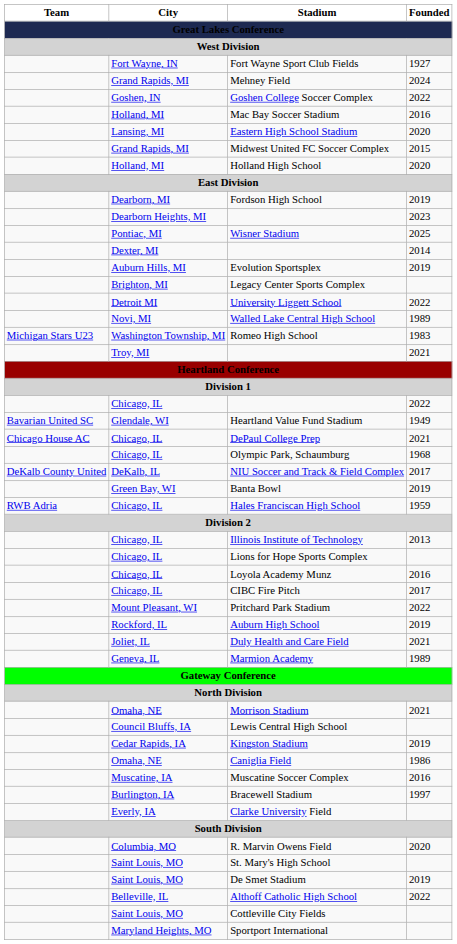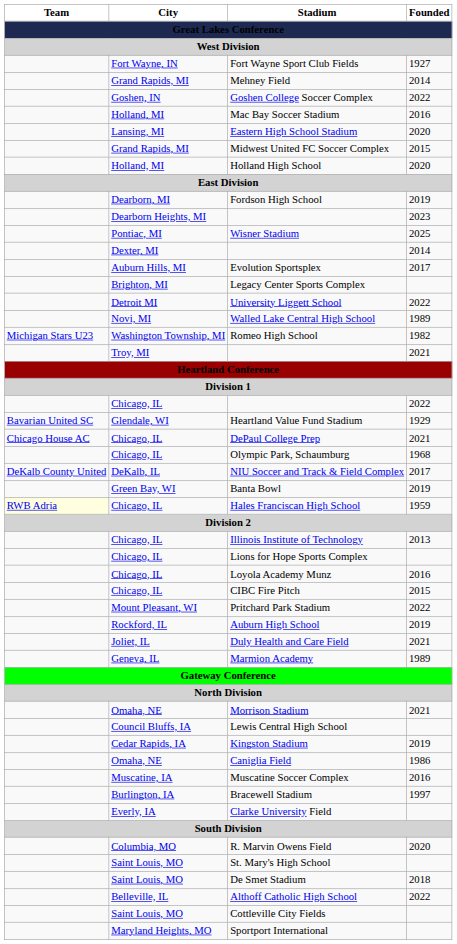(420, 81) 2024 -> (420, 81) 2014
(420, 268) 2019 -> (420, 268) 2017
(420, 336) 1983 -> (420, 336) 1982
(420, 421) 1949 -> (420, 421) 1929
(32, 506) no background -> (32, 506) lightyellow background
(420, 591) 2017 -> (420, 591) 2015
(420, 880) 2019 -> (420, 880) 2018
